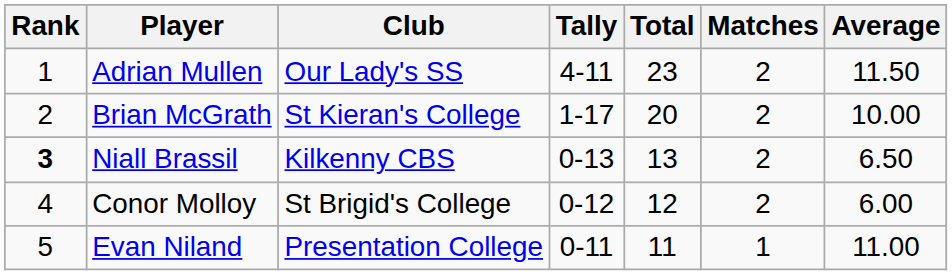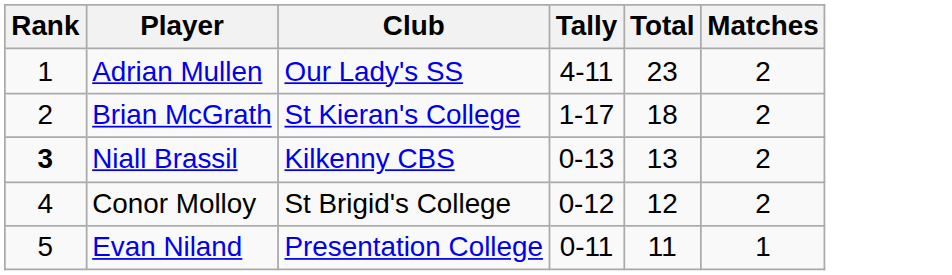- column: (886, 26)
(662, 114) 20 -> (662, 114) 18
